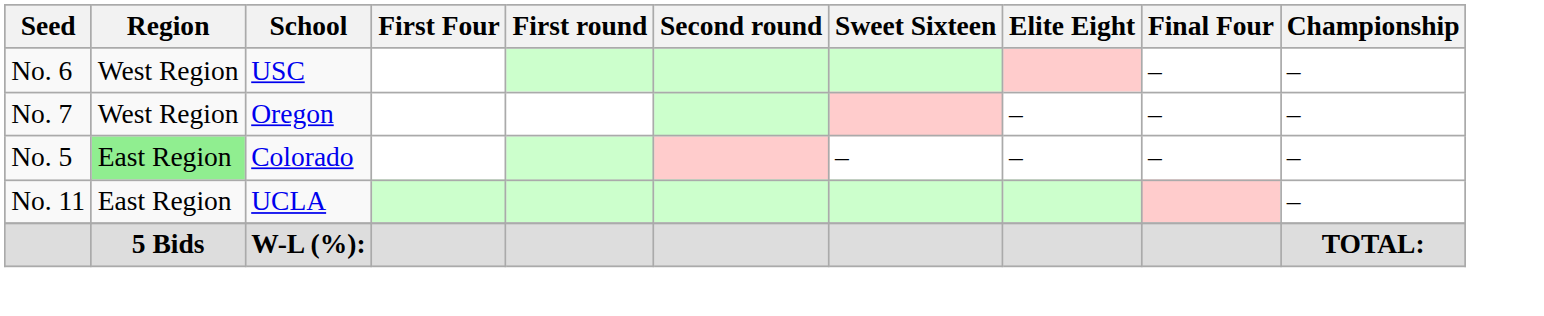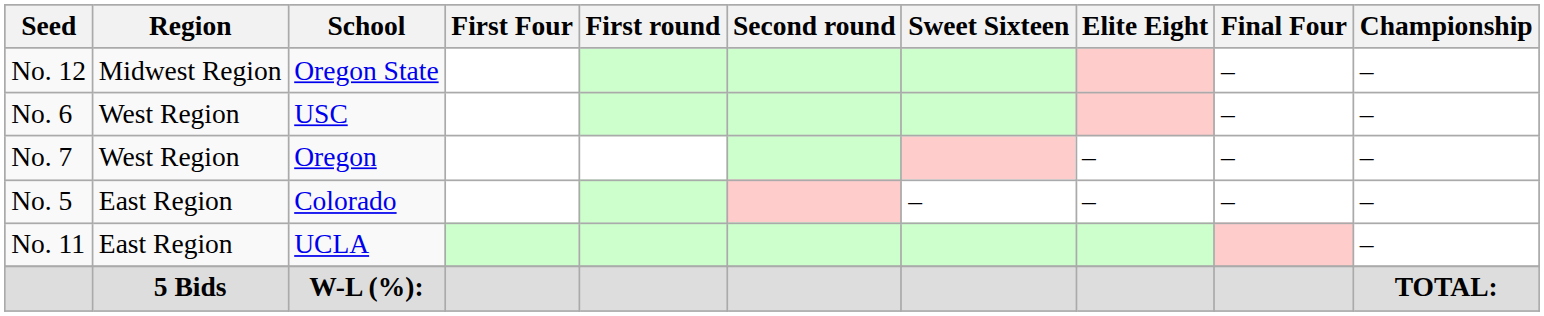+ row: (49, 69)
(165, 157) lightgreen background -> (166, 200) no background
